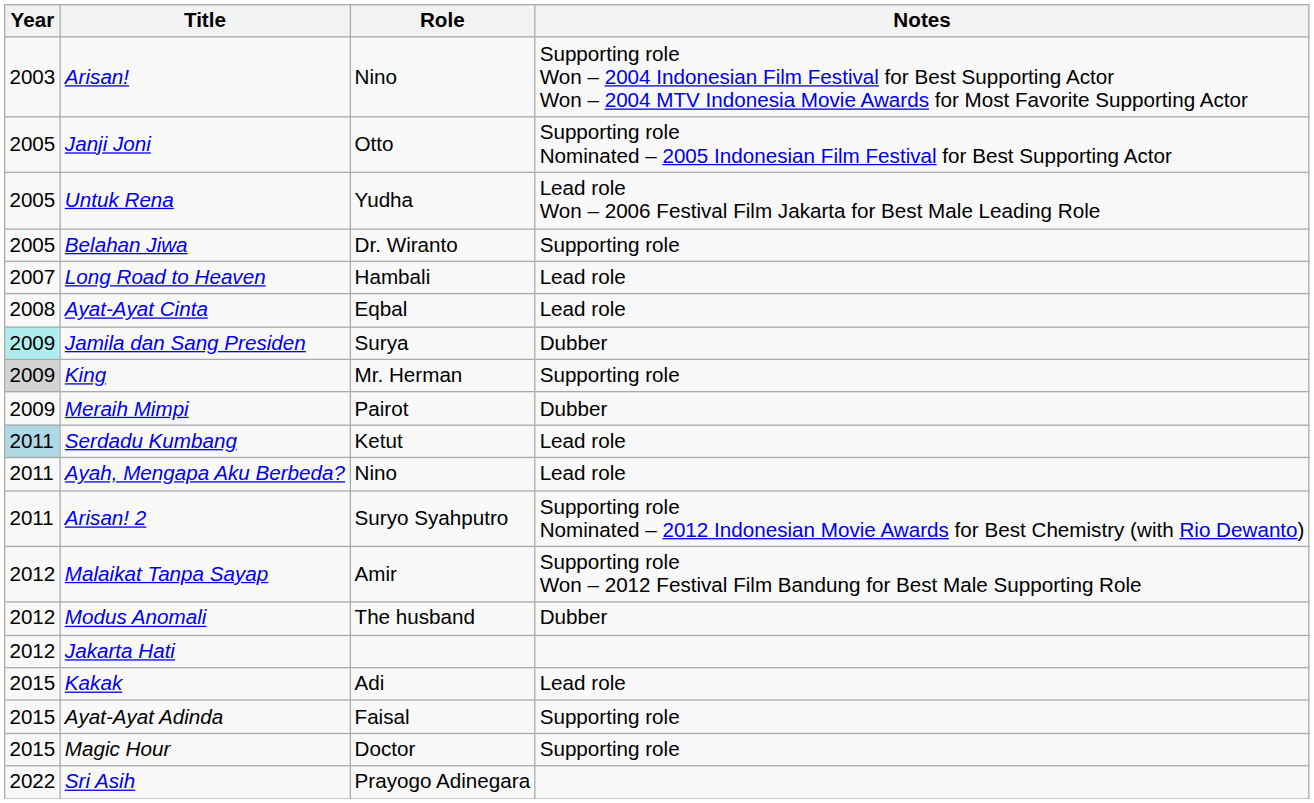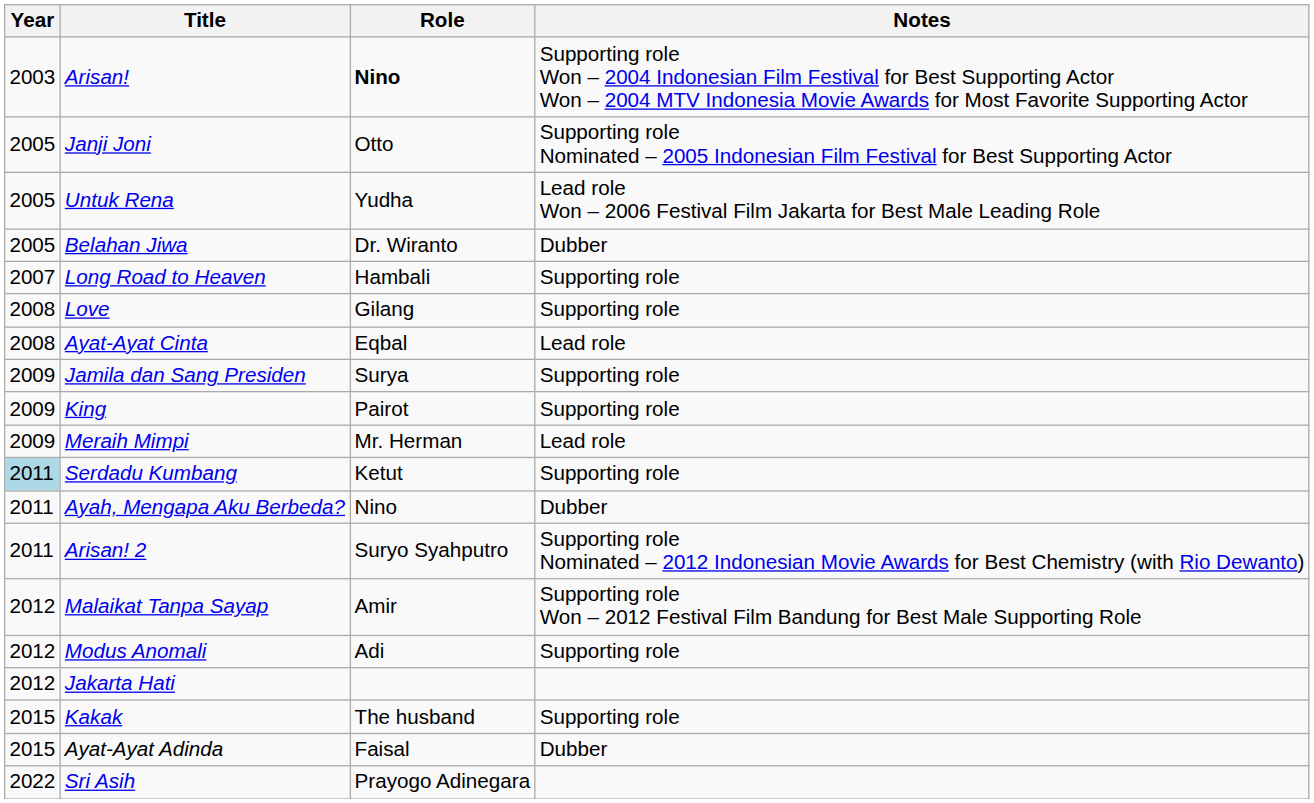(376, 76) normal -> (377, 76) bold
(610, 244) Supporting role -> (573, 244) Dubber
(583, 277) Lead role -> (610, 277) Supporting role
+ row: (87, 310)
(32, 342) paleturquoise background -> (32, 375) no background
(573, 342) Dubber -> (610, 375) Supporting role
(32, 375) lightgrey background -> (32, 408) no background
(408, 375) Mr. Herman -> (381, 408) Pairot
(381, 408) Pairot -> (408, 441) Mr. Herman
(573, 408) Dubber -> (583, 441) Lead role
(583, 441) Lead role -> (610, 473) Supporting role
(583, 473) Lead role -> (573, 506) Dubber
(415, 618) The husband -> (369, 651) Adi
(573, 618) Dubber -> (610, 651) Supporting role
(369, 683) Adi -> (415, 716) The husband
(583, 683) Lead role -> (610, 716) Supporting role
(610, 716) Supporting role -> (573, 749) Dubber
- row: (118, 749)
